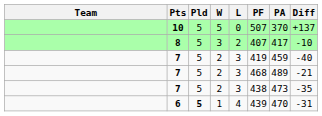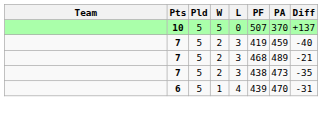- row: (178, 42)
(199, 104) bold -> (199, 88) normal
